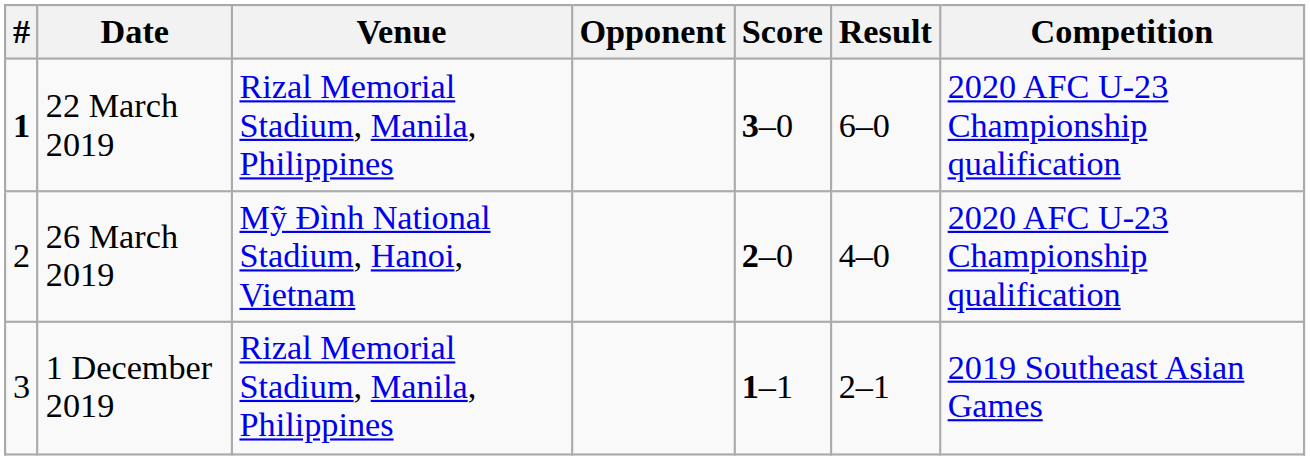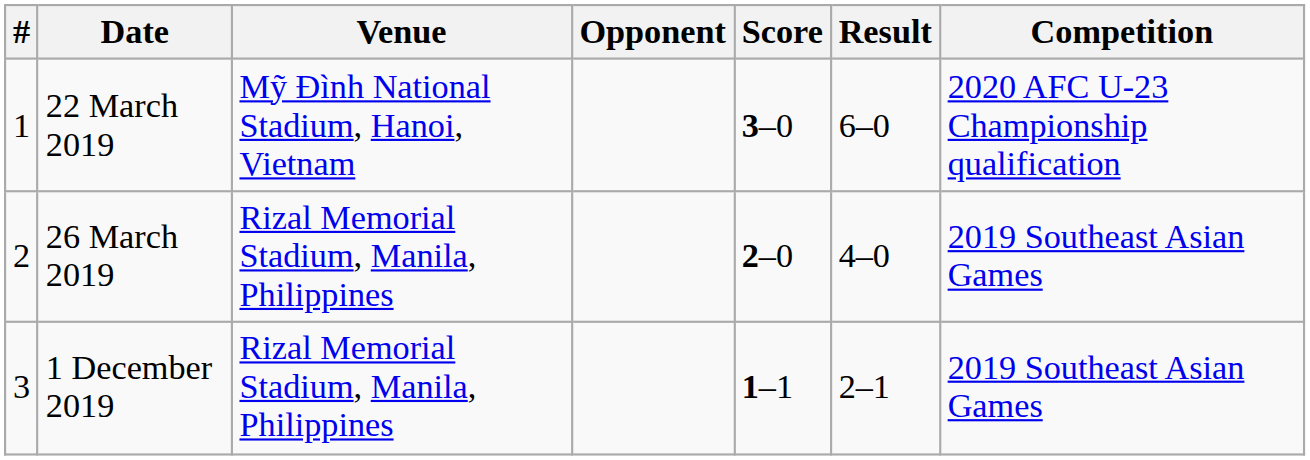(22, 124) bold -> (22, 124) normal
(358, 124) Rizal Memorial Stadium, Manila, Philippines -> (365, 124) Mỹ Đình National Stadium, Hanoi, Vietnam
(365, 255) Mỹ Đình National Stadium, Hanoi, Vietnam -> (358, 255) Rizal Memorial Stadium, Manila, Philippines
(1058, 255) 2020 AFC U-23 Championship qualification -> (1096, 255) 2019 Southeast Asian Games
